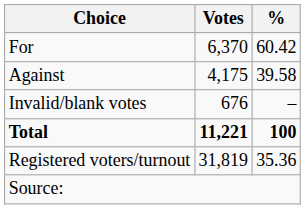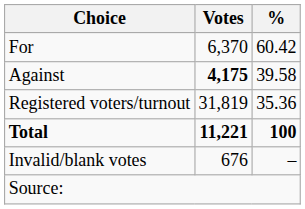(228, 75) normal -> (228, 75) bold
rows swapped: (78, 103) <-> (100, 160)
